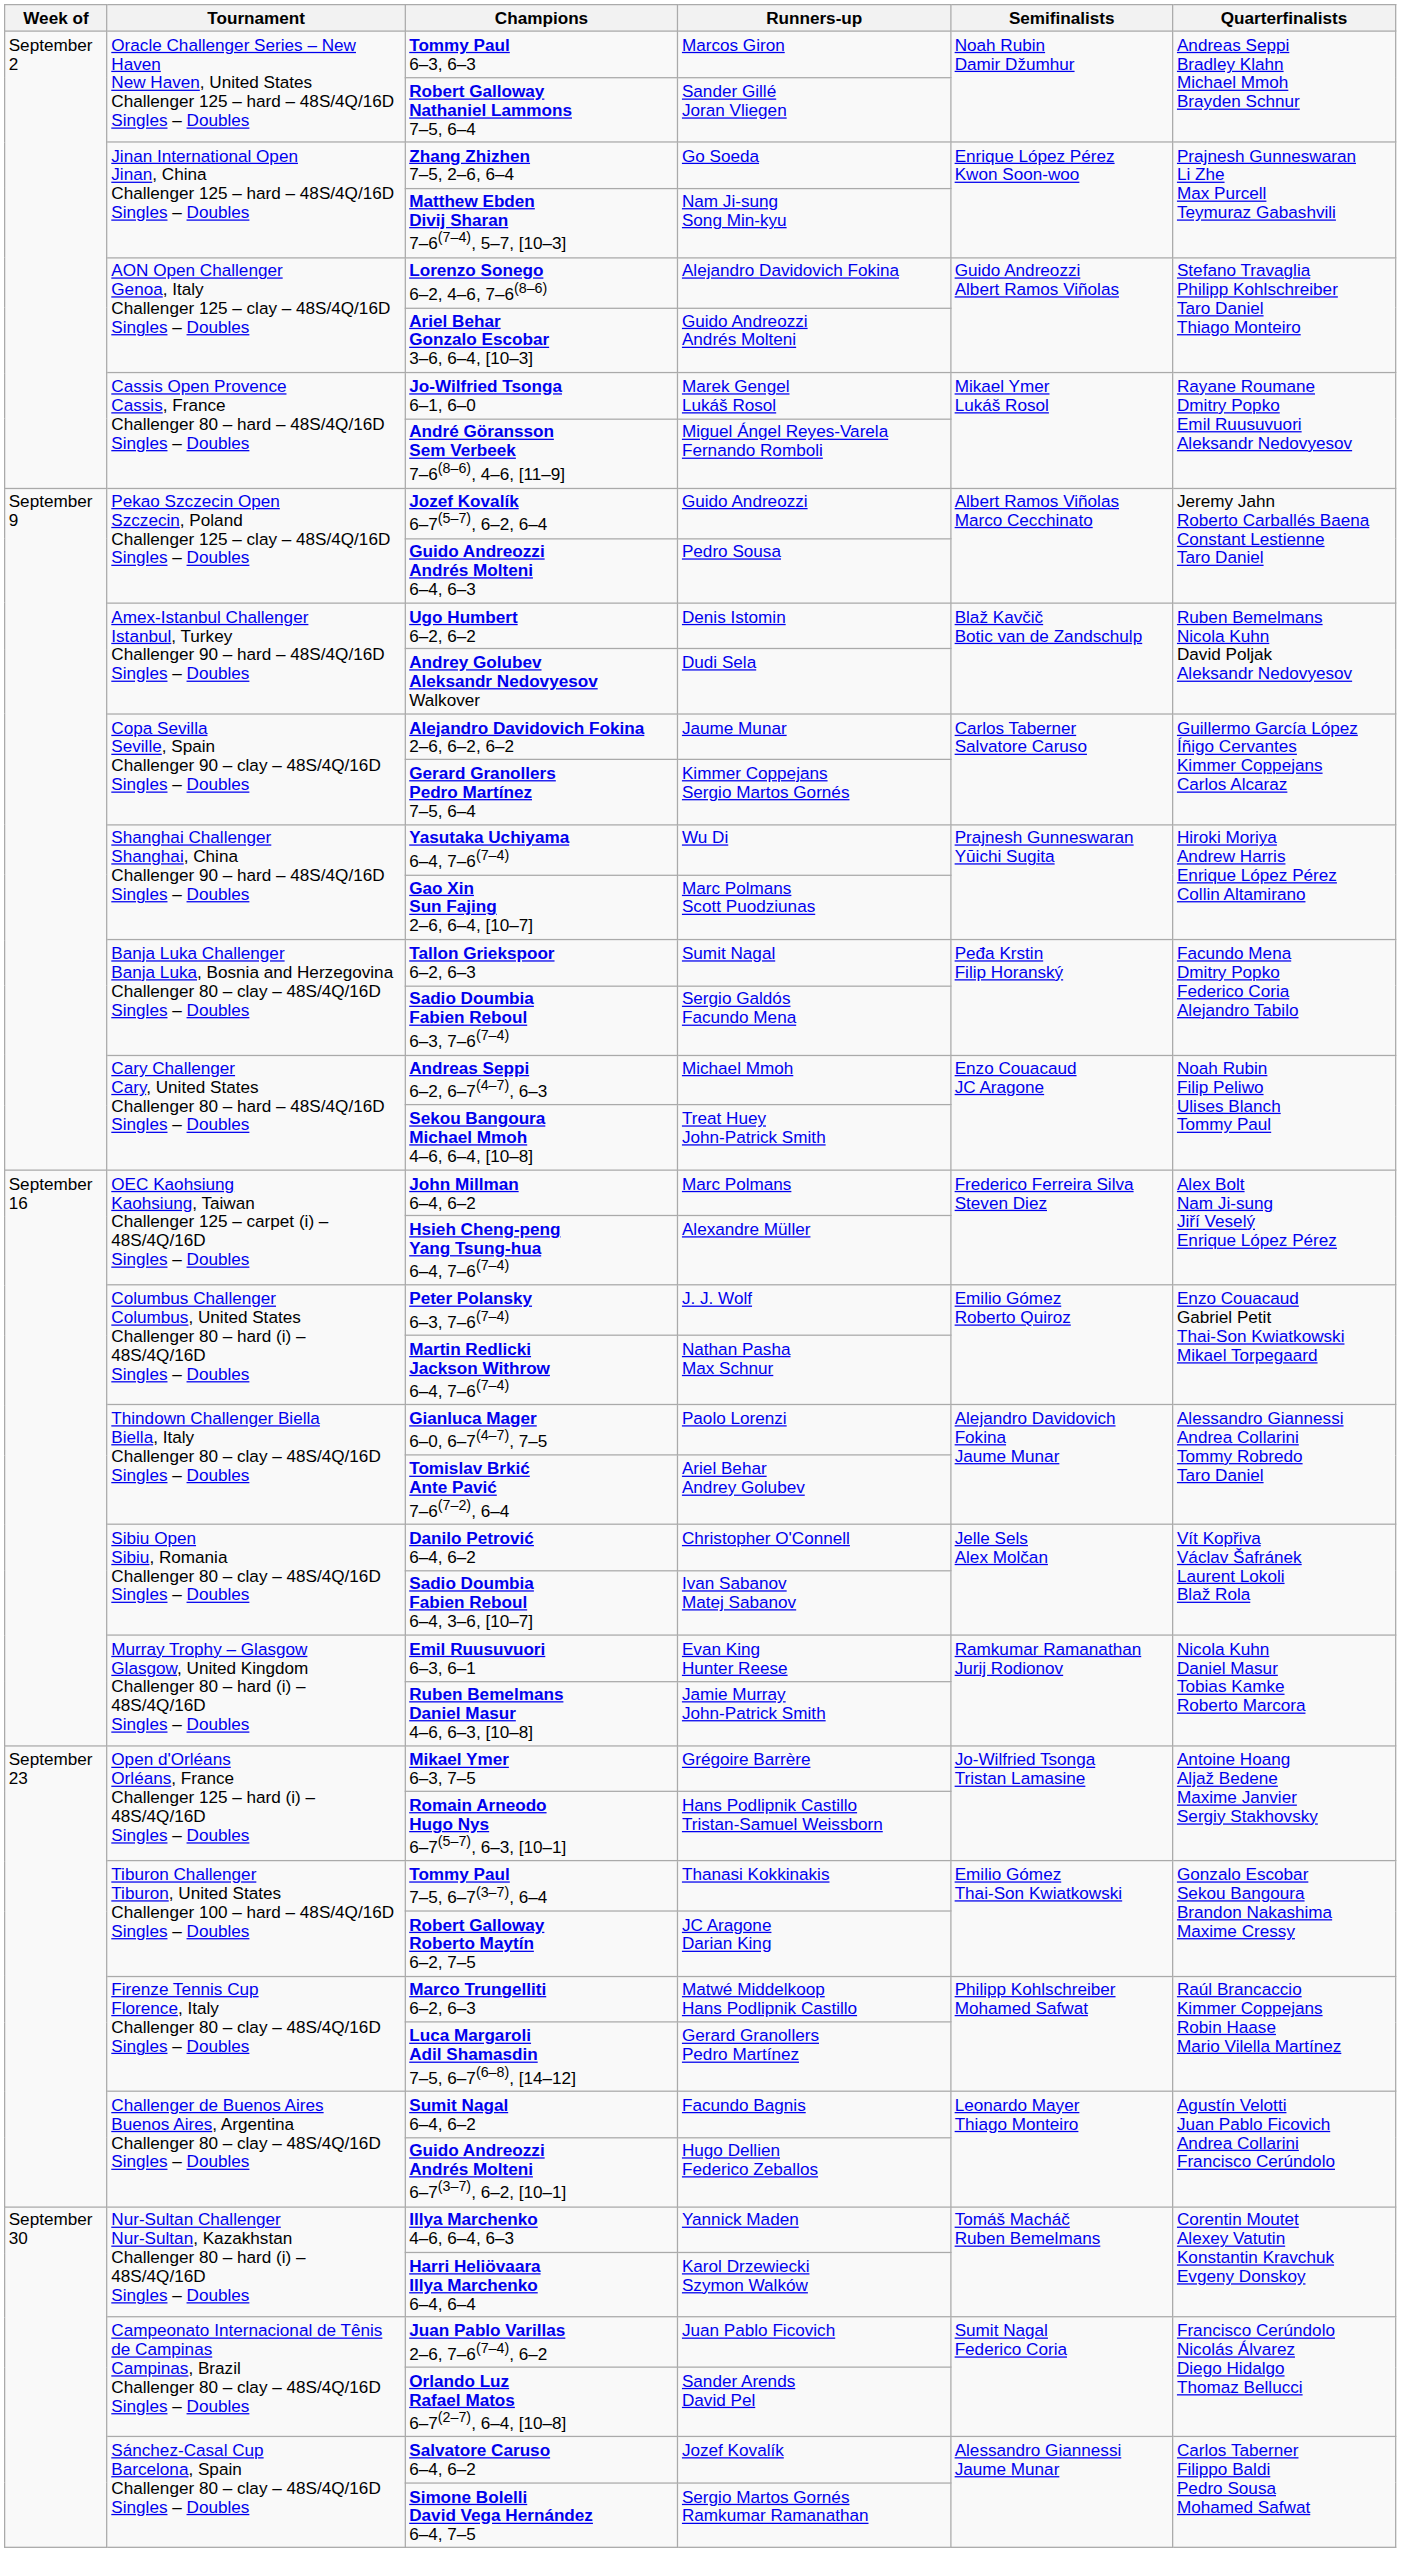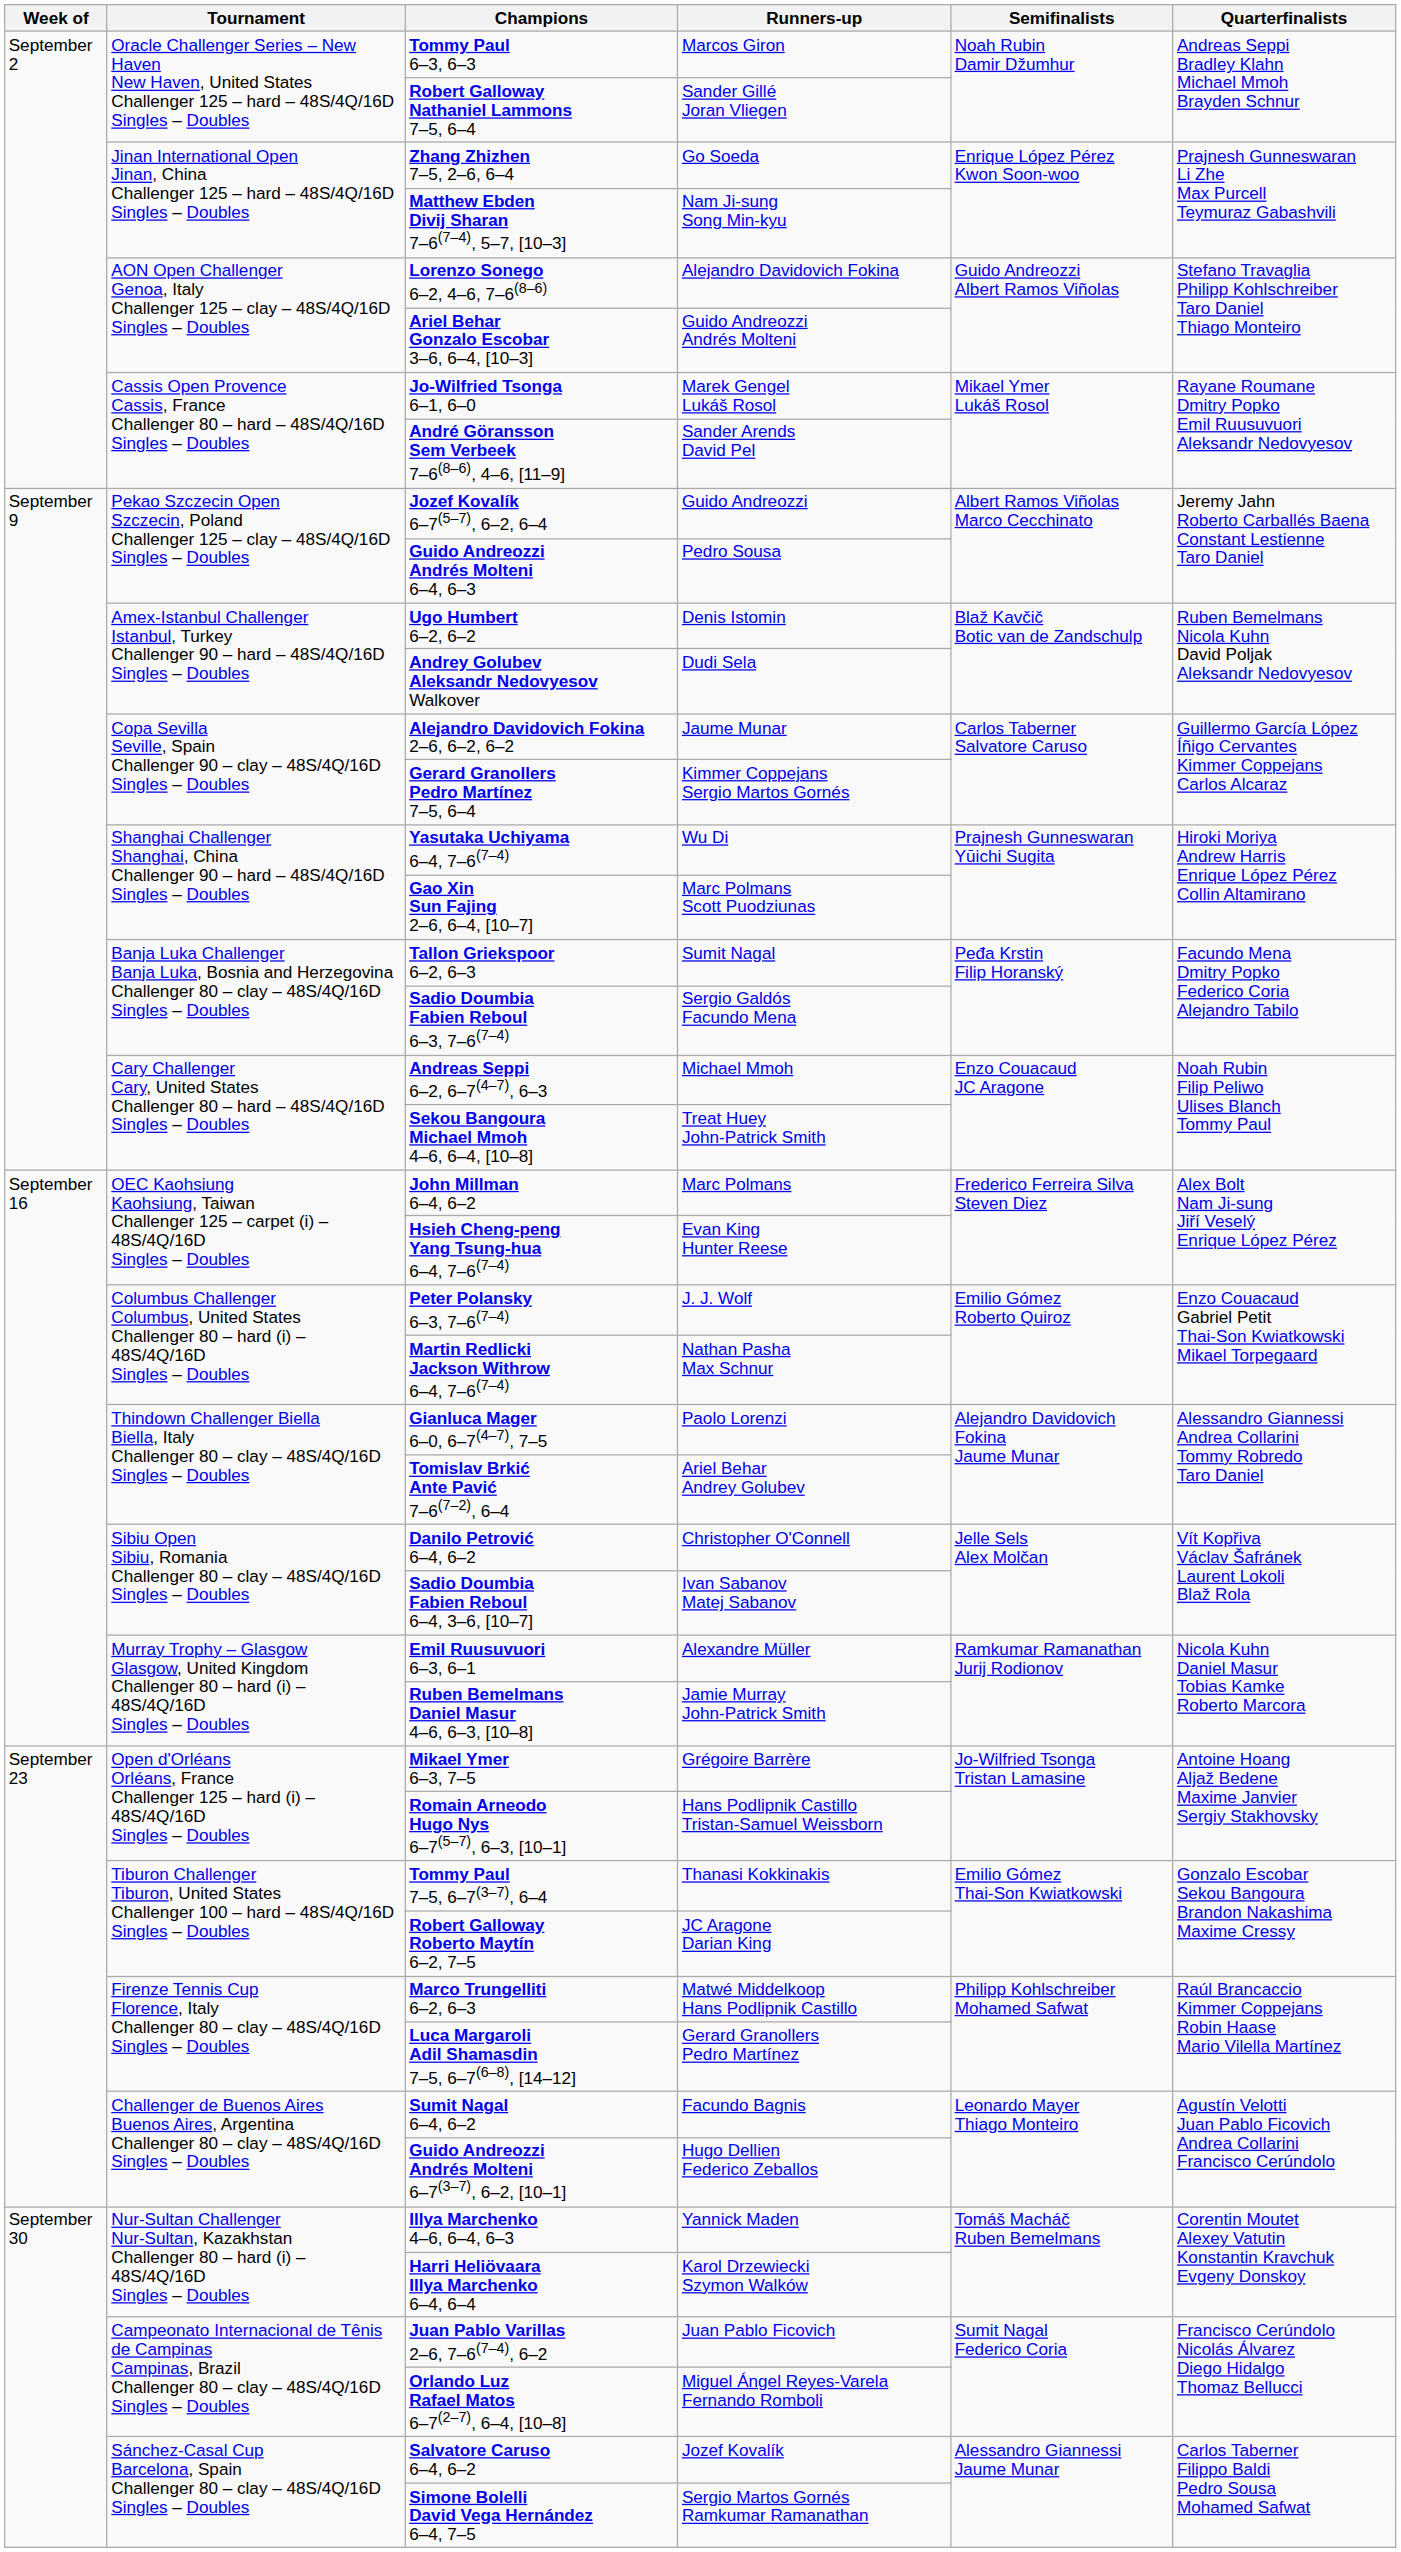(785, 441) Miguel Ángel Reyes-Varela Fernando Romboli -> (739, 441) Sander Arends David Pel
(746, 1229) Alexandre Müller -> (735, 1238) Evan King Hunter Reese
(735, 1658) Evan King Hunter Reese -> (746, 1648) Alexandre Müller
(739, 2390) Sander Arends David Pel -> (785, 2390) Miguel Ángel Reyes-Varela Fernando Romboli
